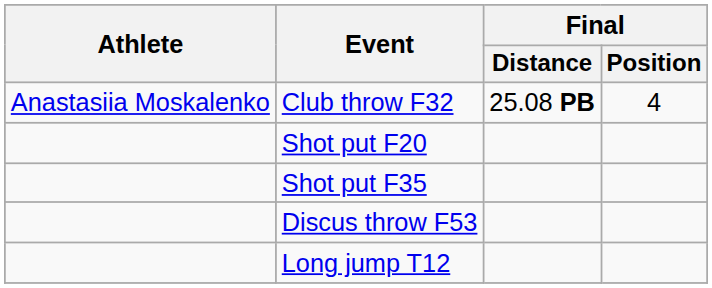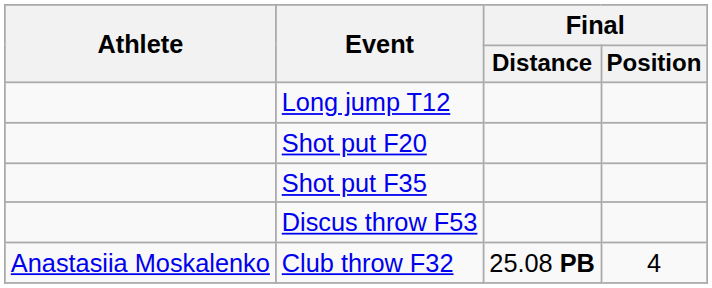rows swapped: (366, 263) <-> (368, 103)
